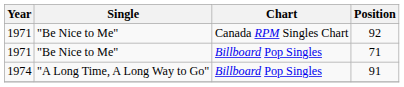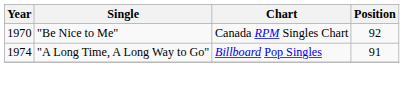(19, 33) 1971 -> (19, 33) 1970
- row: (78, 52)
